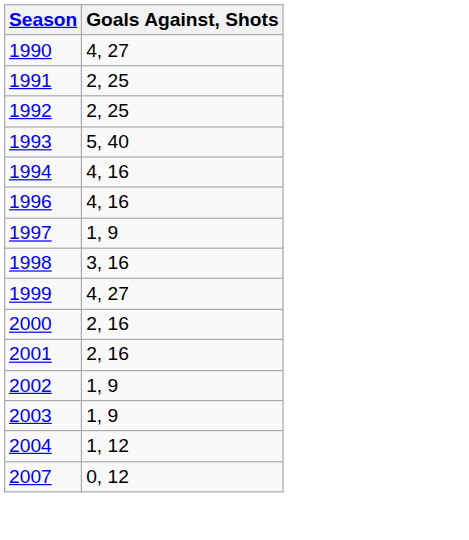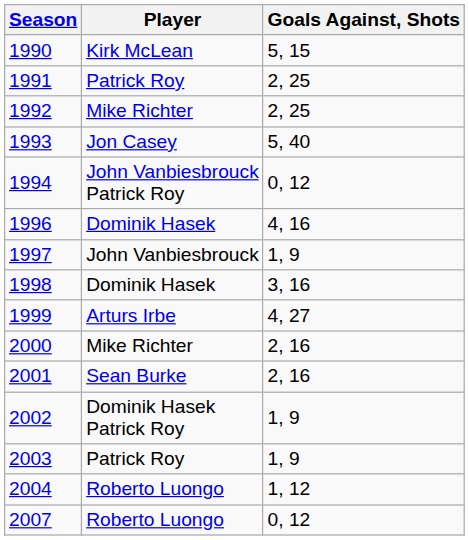+ column: (172, 19)
(108, 50) 4, 27 -> (289, 50) 5, 15
(108, 171) 4, 16 -> (289, 182) 0, 12
